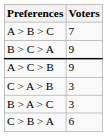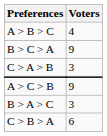(71, 31) 7 -> (71, 31) 4
rows swapped: (30, 86) <-> (30, 68)
